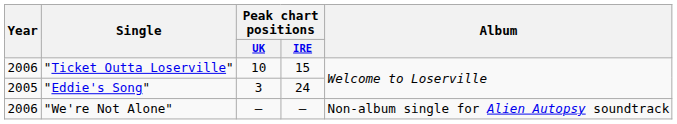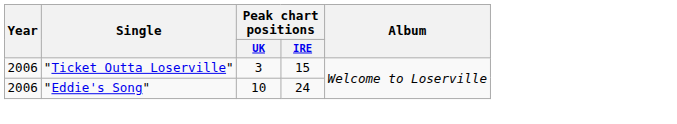(259, 68) 10 -> (259, 68) 3
(23, 88) 2005 -> (23, 88) 2006
(259, 88) 3 -> (259, 88) 10
- row: (108, 109)
